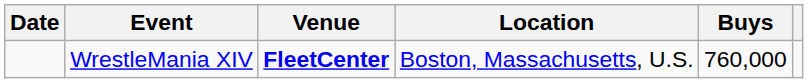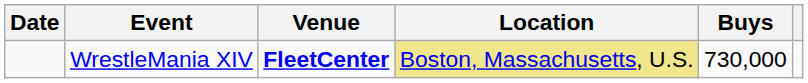(547, 58) no background -> (547, 58) khaki background
(745, 58) 760,000 -> (745, 58) 730,000
